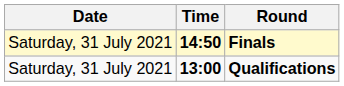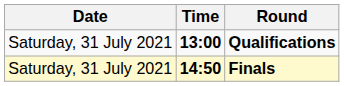rows swapped: (282, 68) <-> (252, 42)
